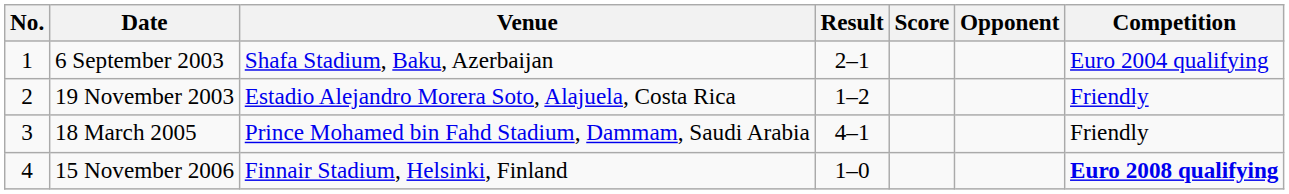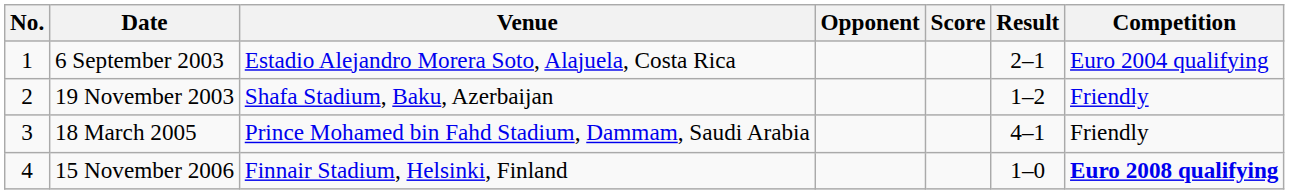columns swapped: (1010, 22) <-> (852, 22)
(399, 59) Shafa Stadium, Baku, Azerbaijan -> (490, 59) Estadio Alejandro Morera Soto, Alajuela, Costa Rica
(490, 96) Estadio Alejandro Morera Soto, Alajuela, Costa Rica -> (399, 96) Shafa Stadium, Baku, Azerbaijan
